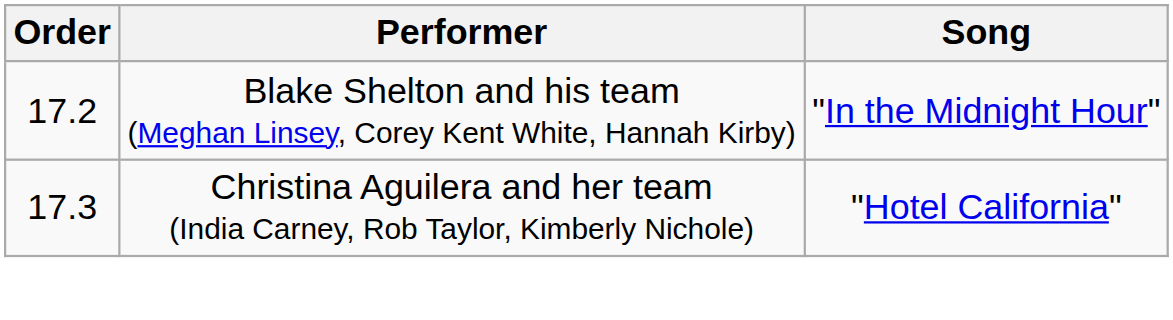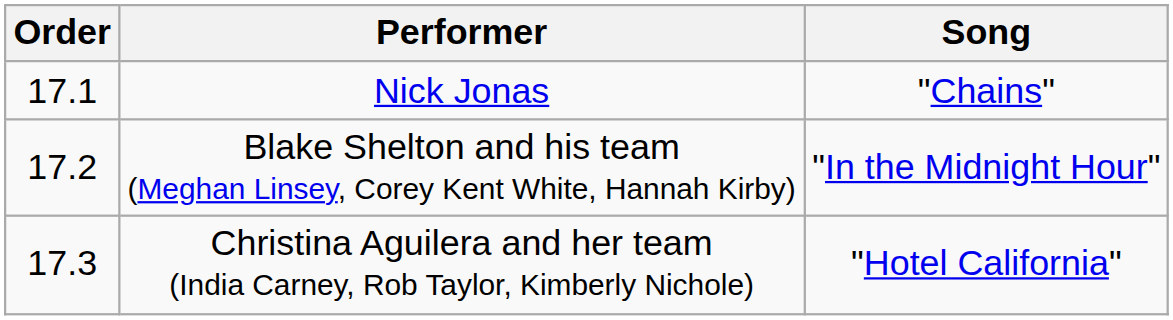+ row: (462, 89)
